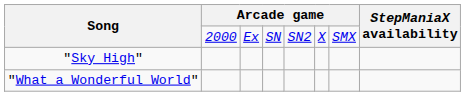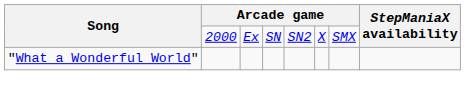- row: (103, 59)
